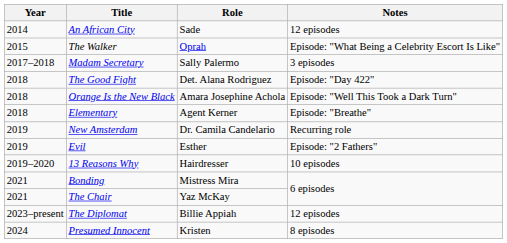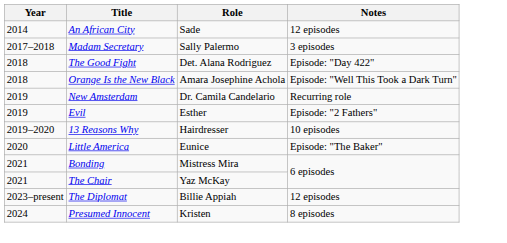- row: (93, 46)
- row: (93, 113)
+ row: (99, 146)
